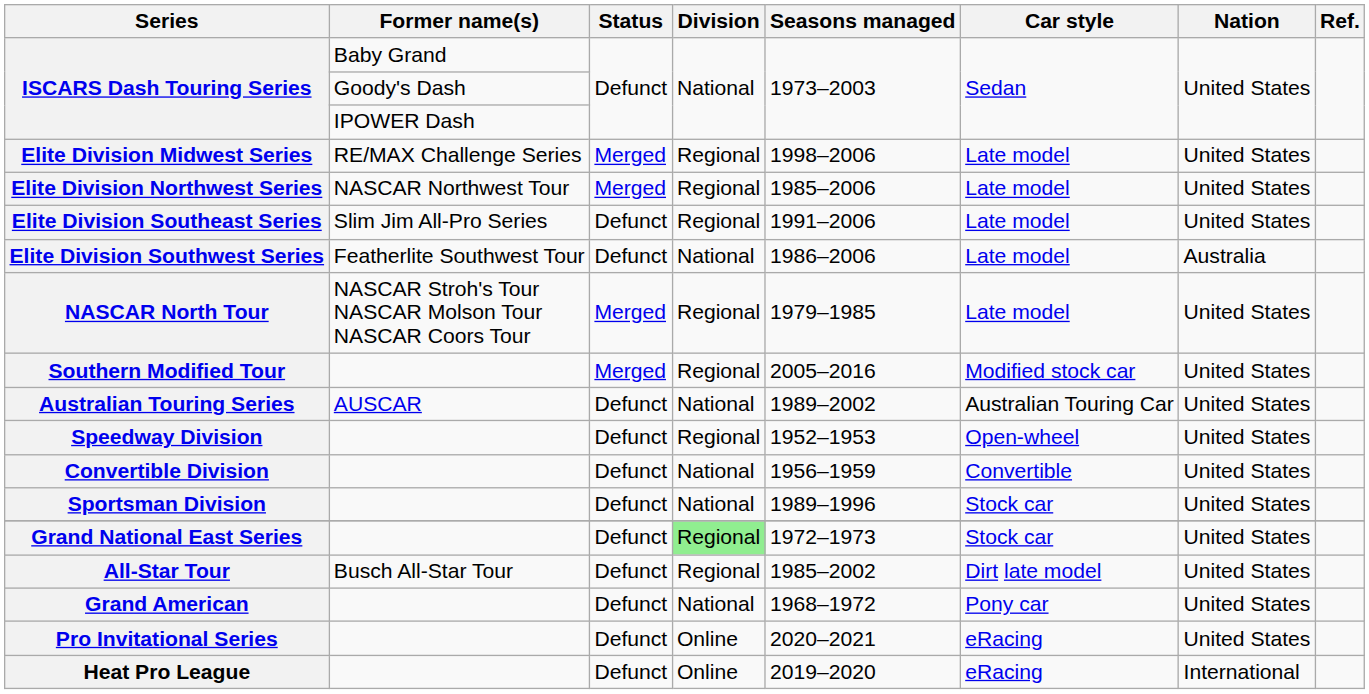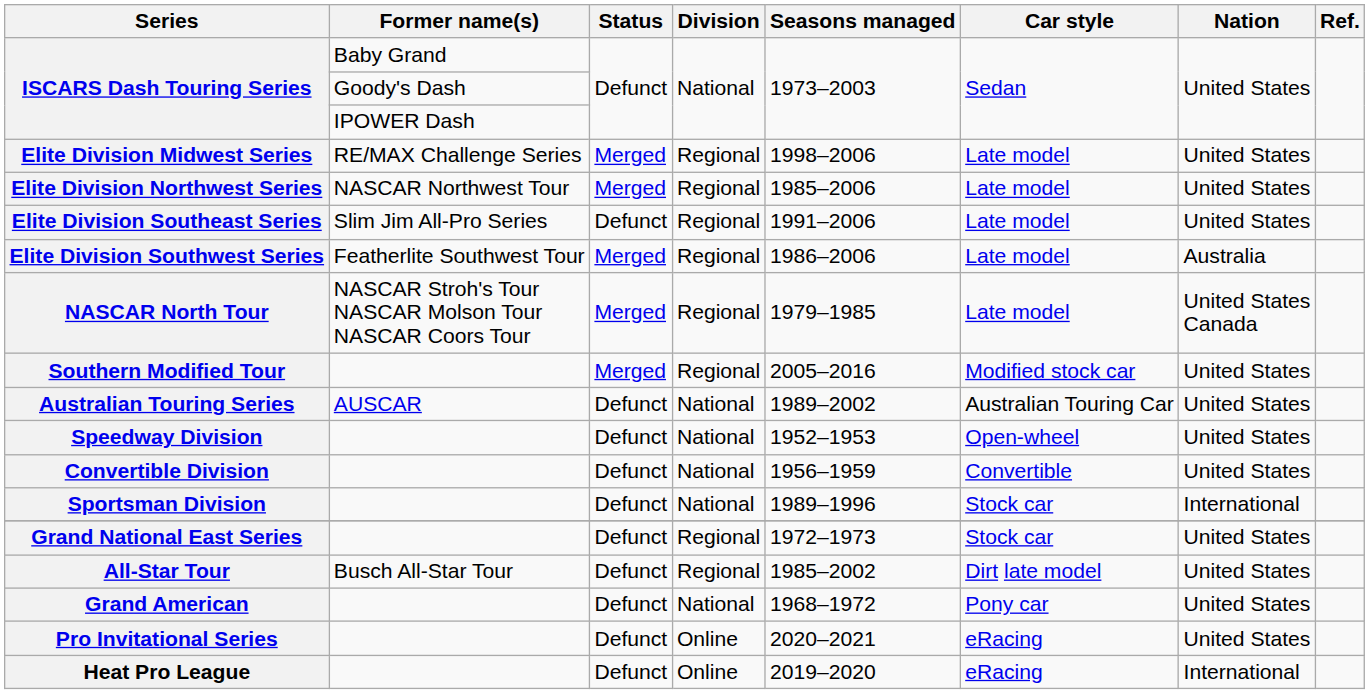(631, 255) Defunct -> (630, 255) Merged
(716, 255) National -> (719, 255) Regional
(1247, 312) United States -> (1247, 312) United States Canada
(719, 437) Regional -> (716, 437) National
(1247, 504) United States -> (1242, 504) International
(719, 537) lightgreen background -> (719, 537) no background
